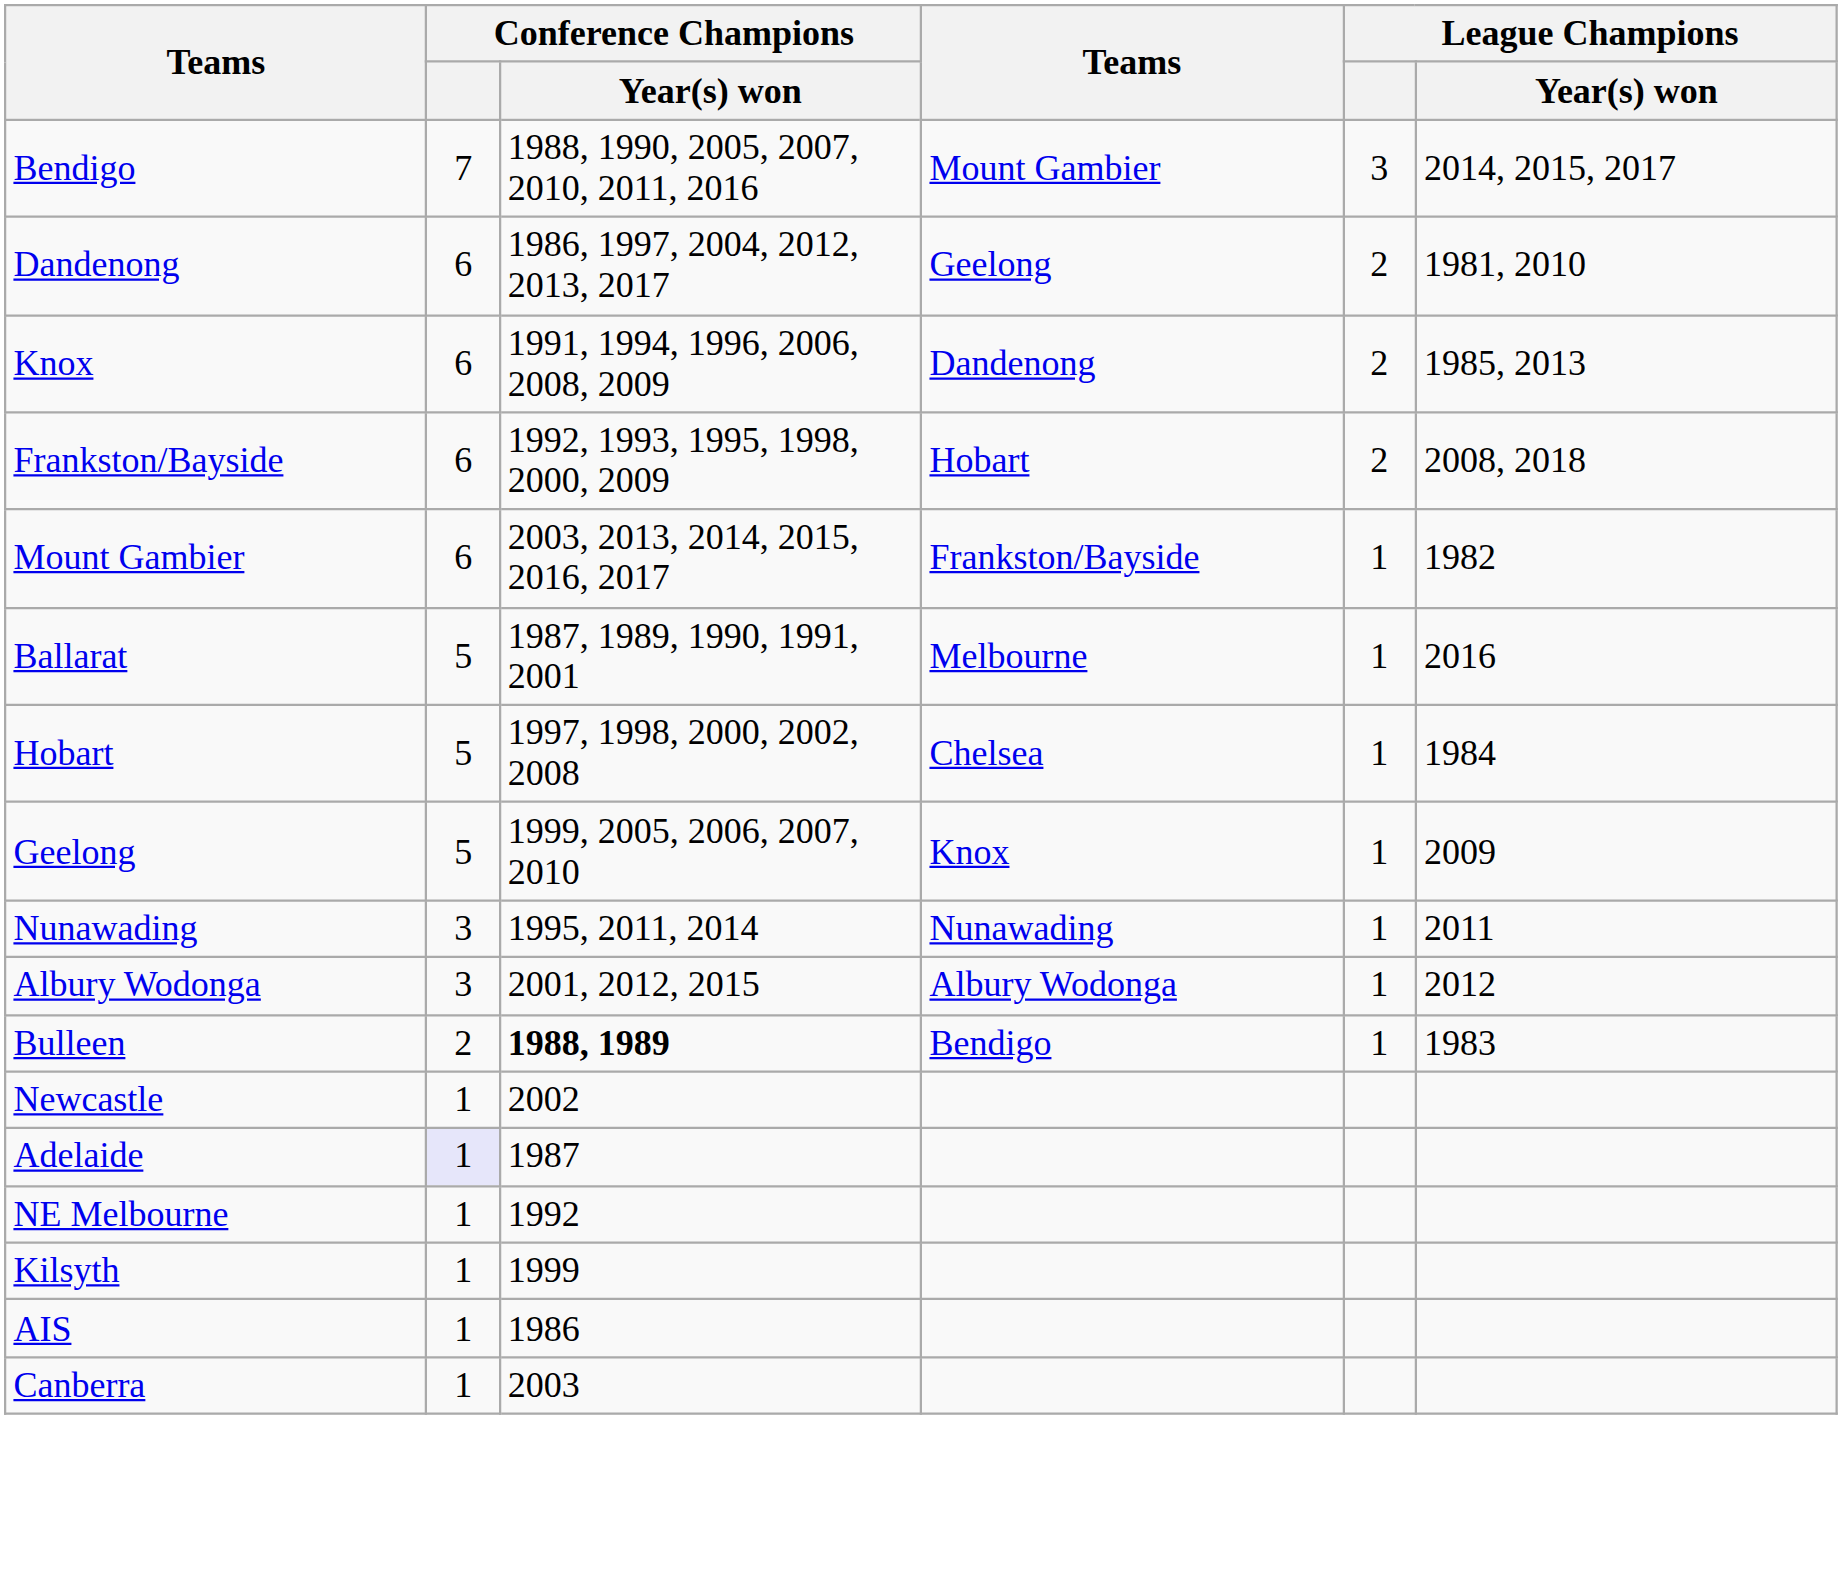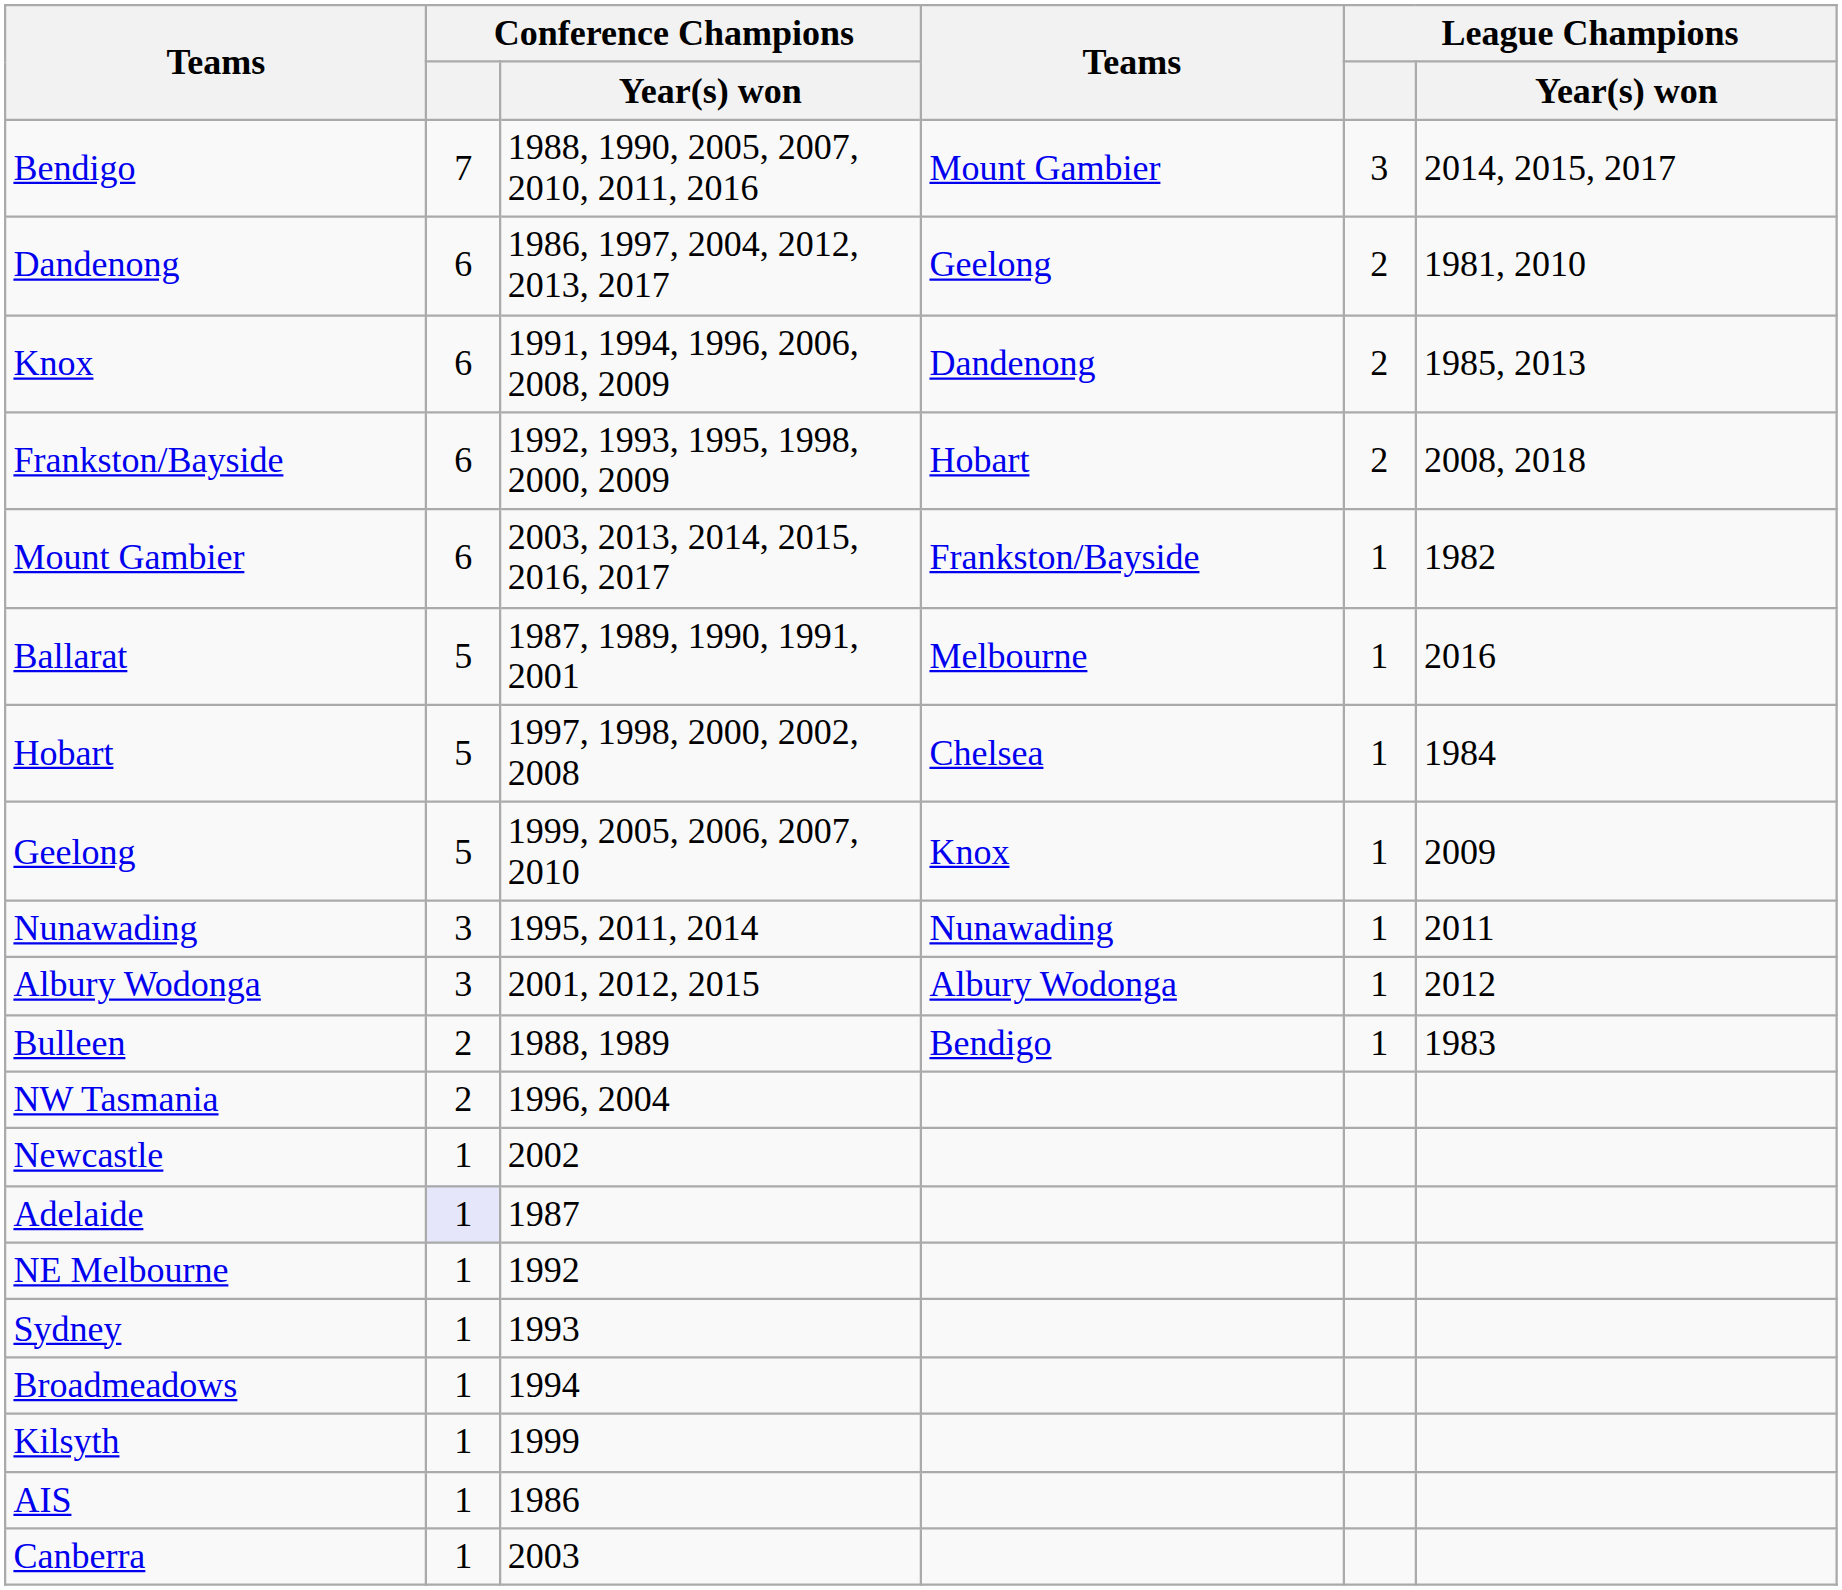(589, 1042) bold -> (589, 1042) normal
+ row: (116, 1099)
+ row: (67, 1327)
+ row: (125, 1384)
